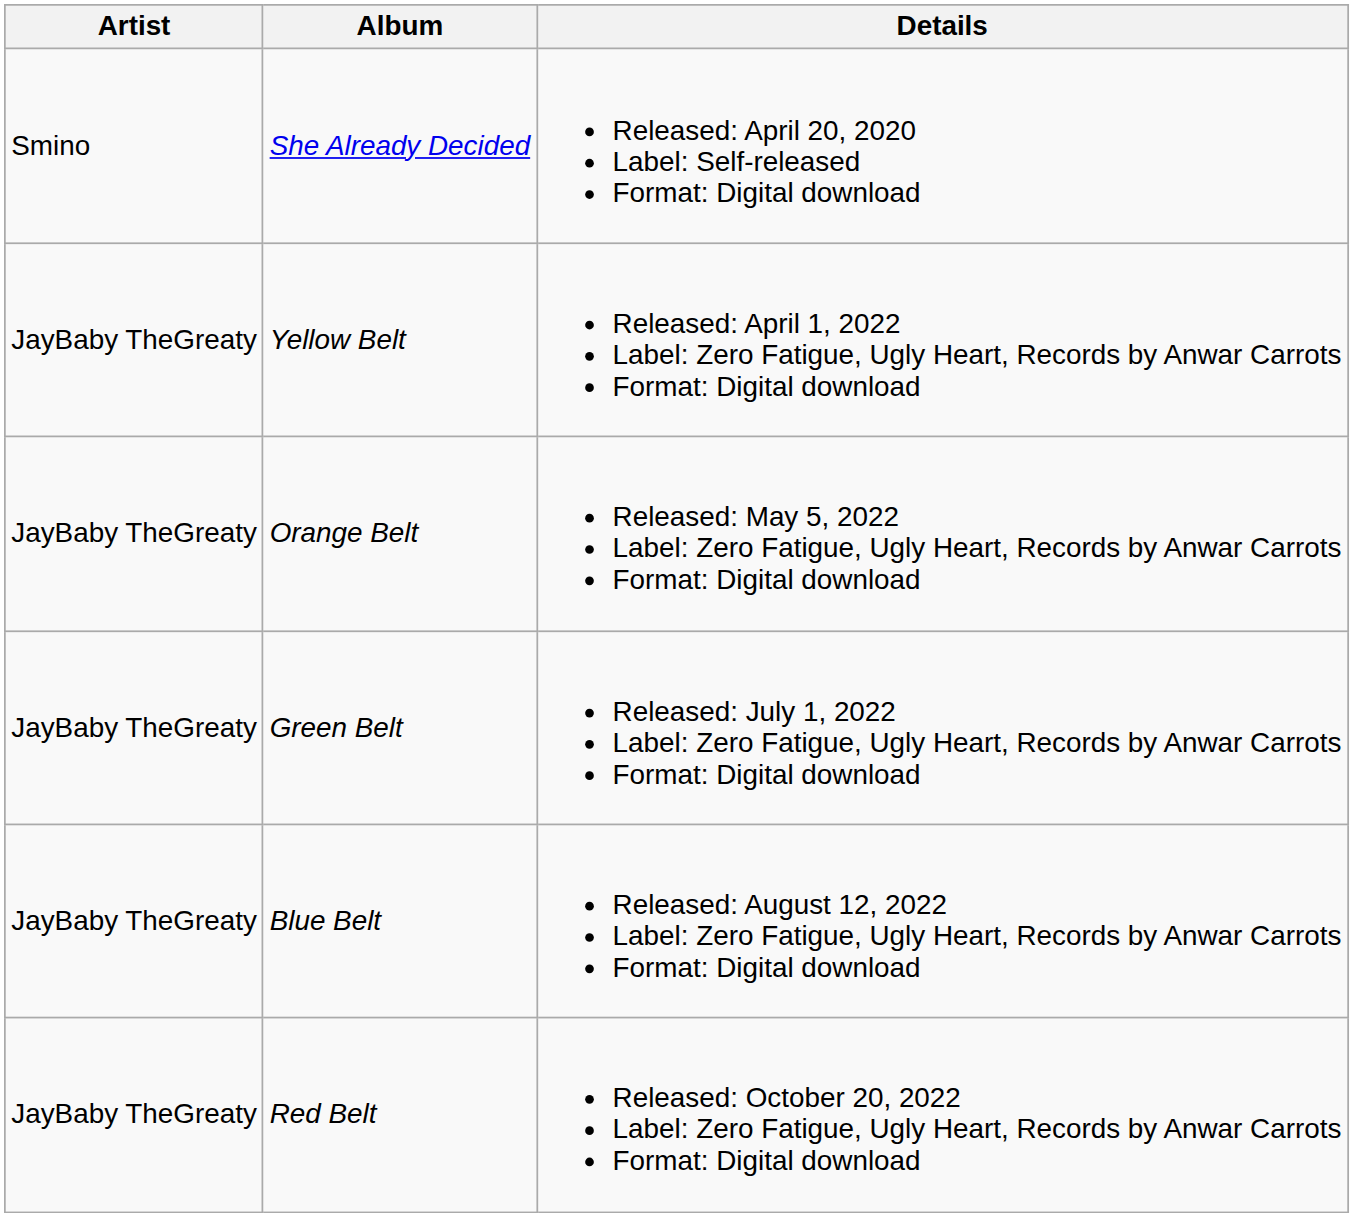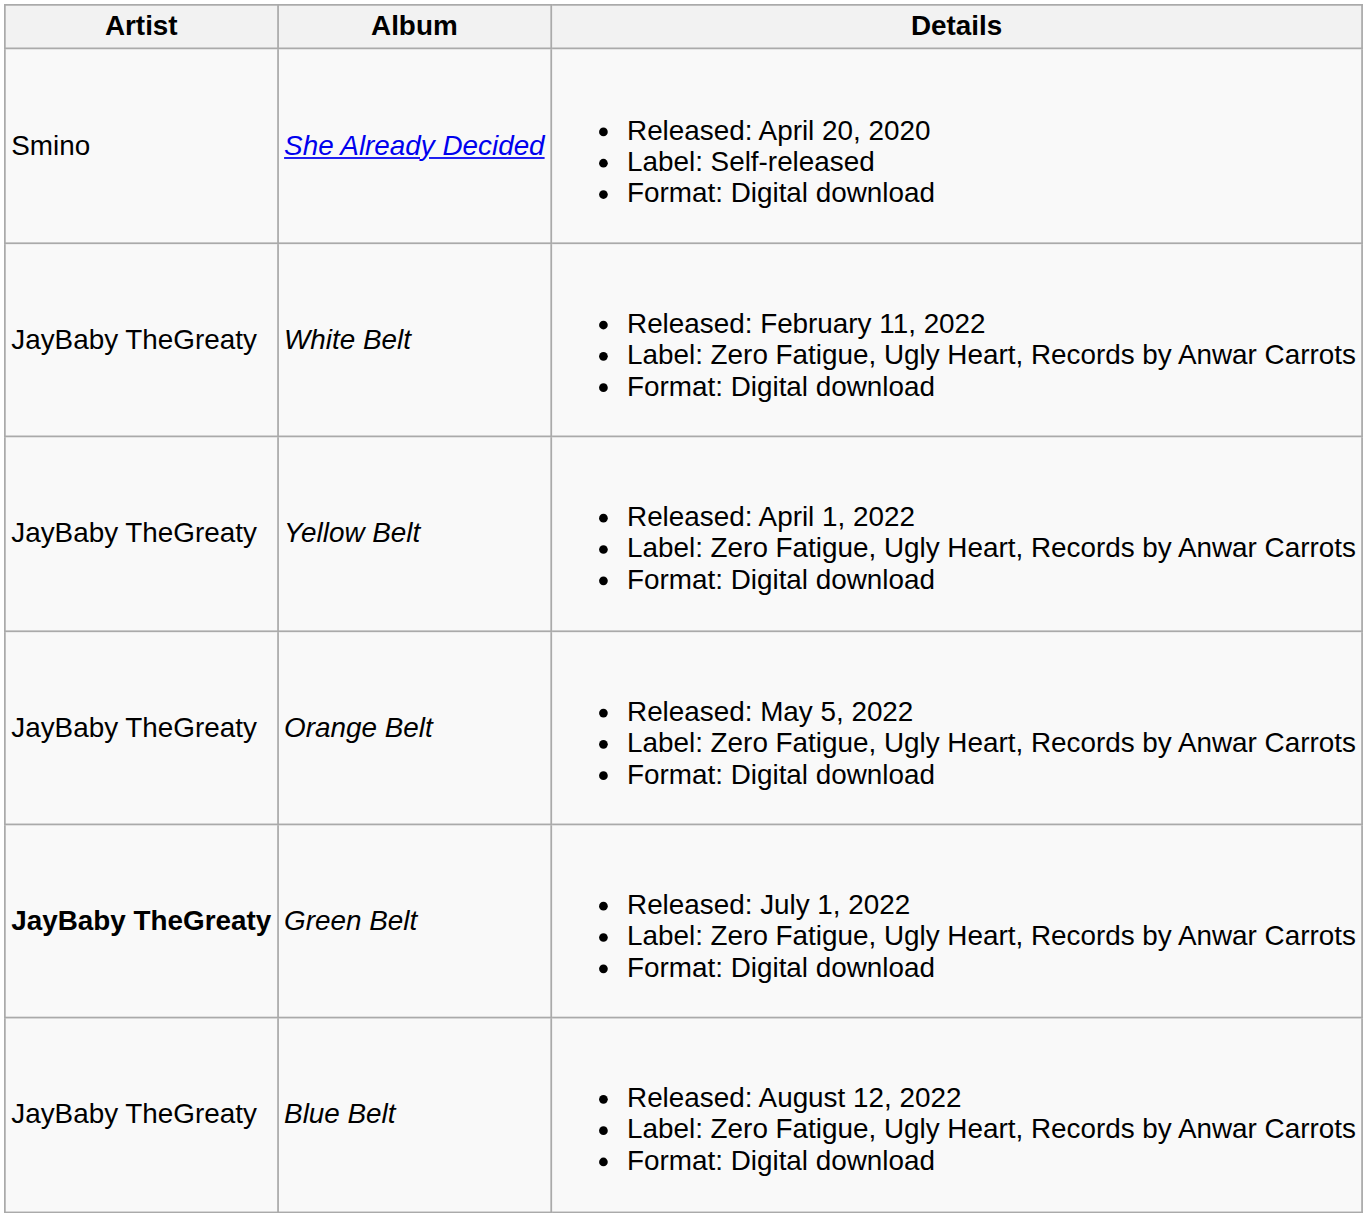+ row: (348, 339)
(134, 726) normal -> (141, 920) bold
- row: (323, 1114)
